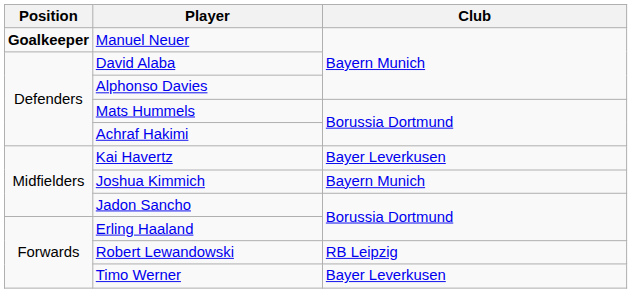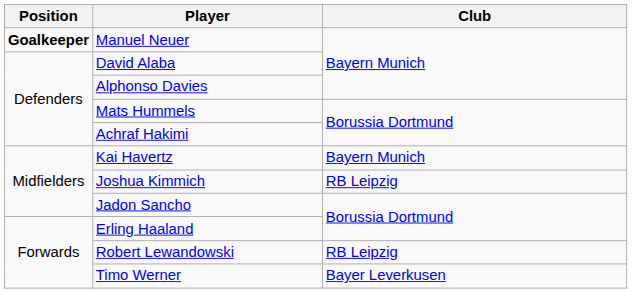(386, 157) Bayer Leverkusen -> (375, 157) Bayern Munich
(375, 181) Bayern Munich -> (362, 181) RB Leipzig
